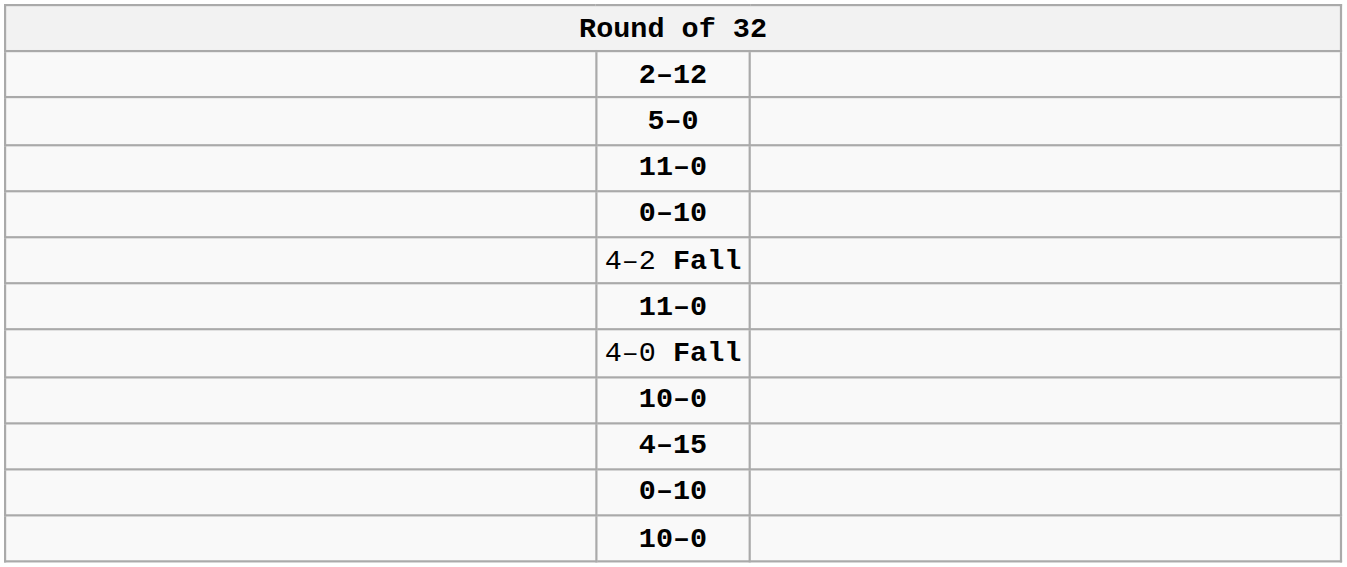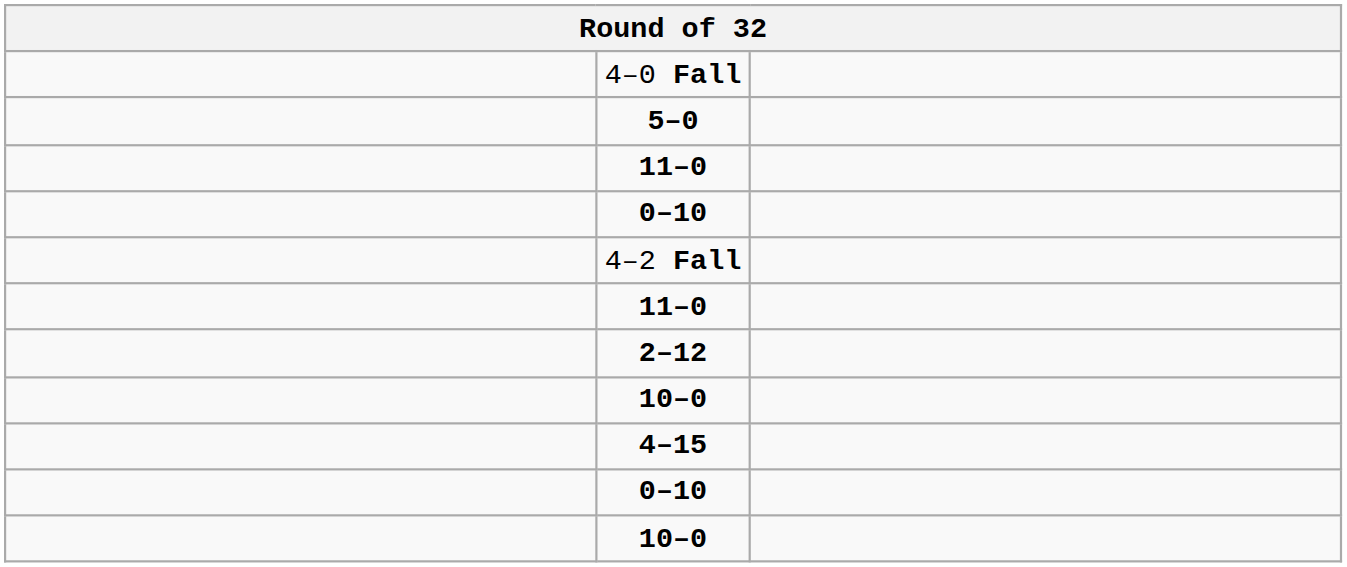rows swapped: (301, 353) <-> (301, 75)
